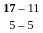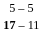rows swapped: (21, 8) <-> (21, 24)
